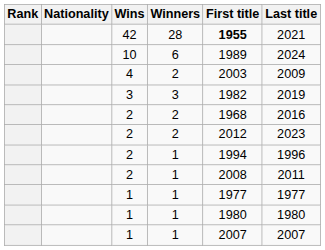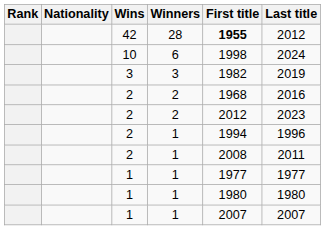(291, 34) 2021 -> (291, 34) 2012
(233, 54) 1989 -> (233, 54) 1998
- row: (130, 74)
